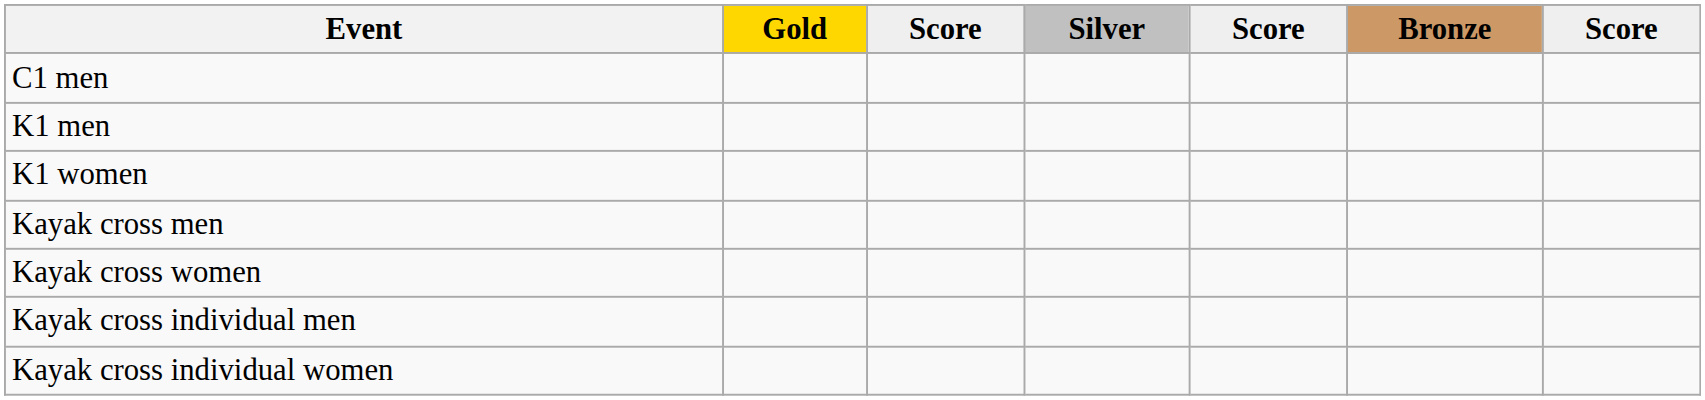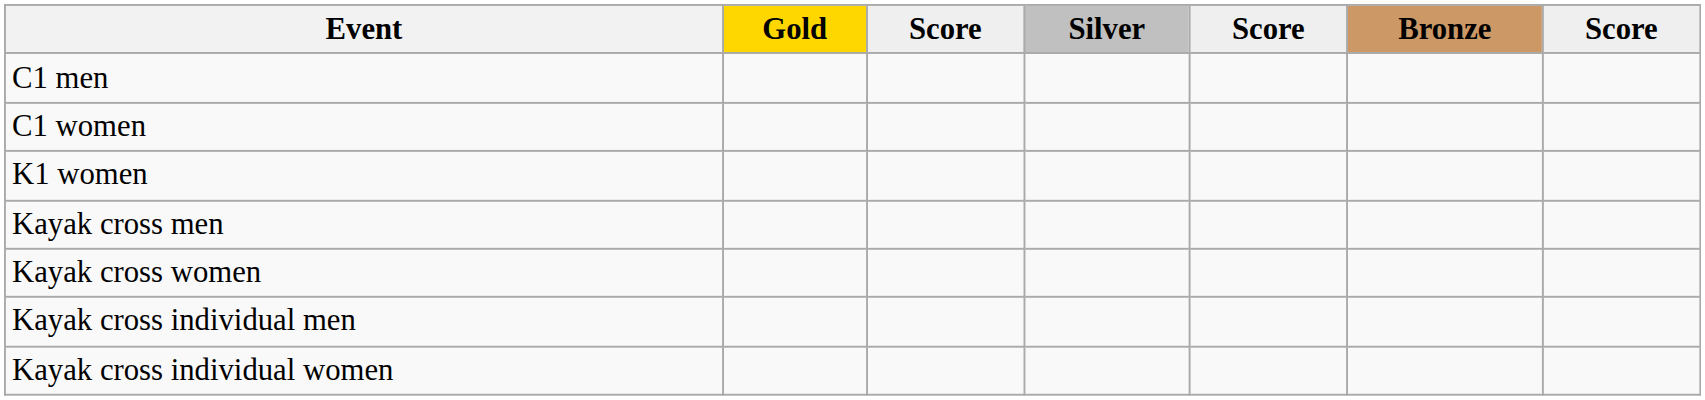+ row: (79, 126)
- row: (61, 126)
